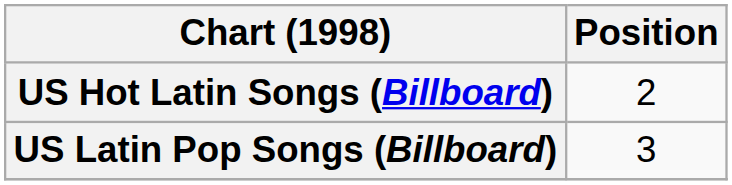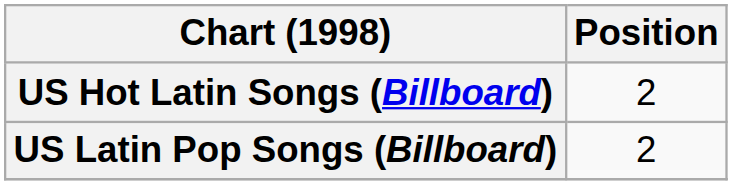(646, 149) 3 -> (646, 149) 2
